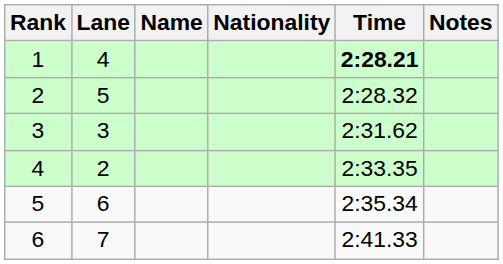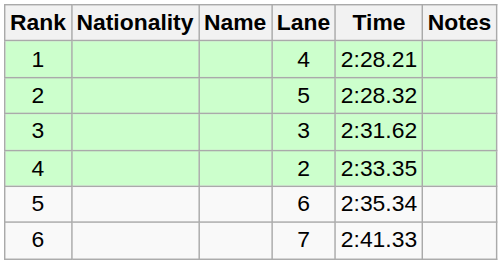columns swapped: (103, 22) <-> (272, 22)
(380, 58) bold -> (379, 58) normal
